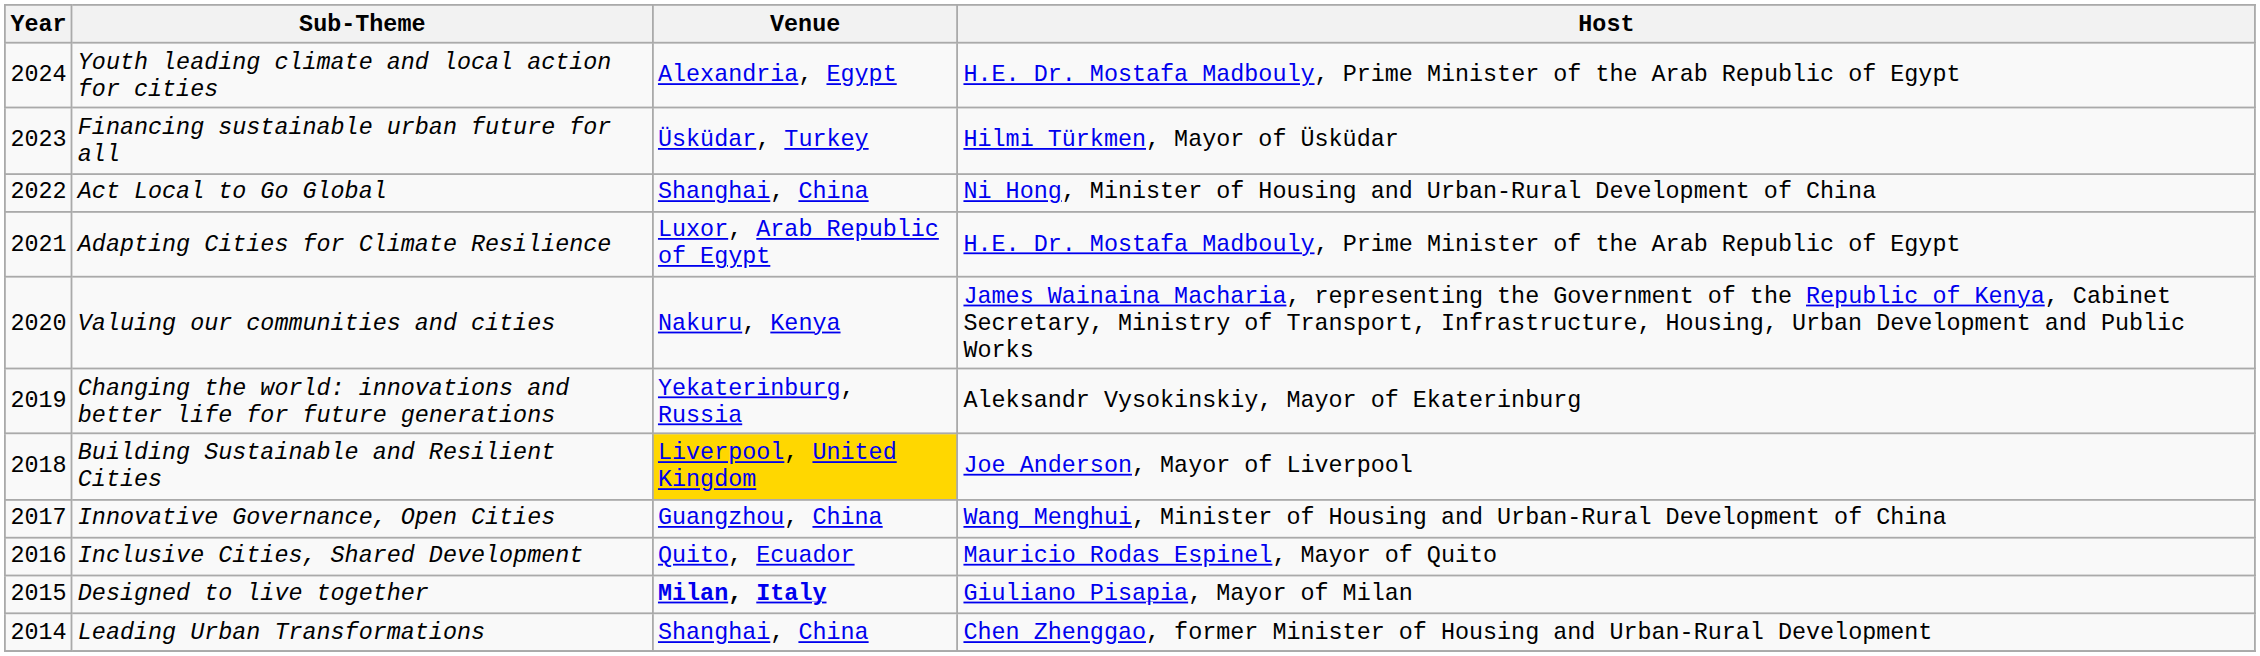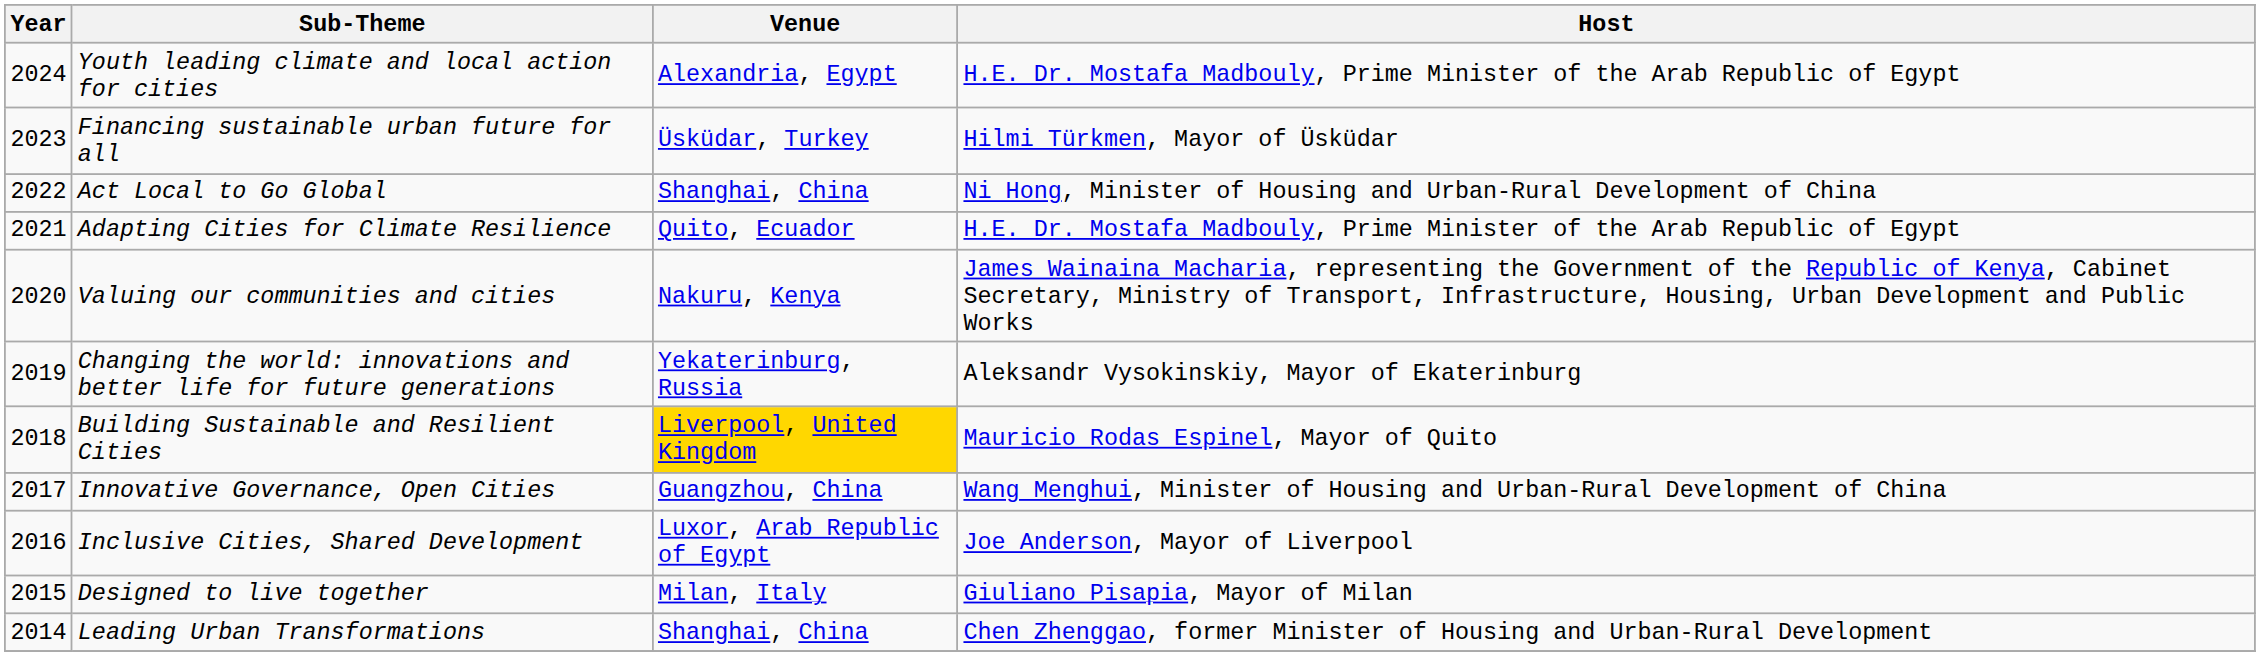(798, 244) Luxor, Arab Republic of Egypt -> (756, 231) Quito, Ecuador
(1188, 466) Joe Anderson, Mayor of Liverpool -> (1230, 439) Mauricio Rodas Espinel, Mayor of Quito
(756, 556) Quito, Ecuador -> (798, 543) Luxor, Arab Republic of Egypt
(1230, 556) Mauricio Rodas Espinel, Mayor of Quito -> (1188, 543) Joe Anderson, Mayor of Liverpool
(742, 594) bold -> (742, 594) normal
